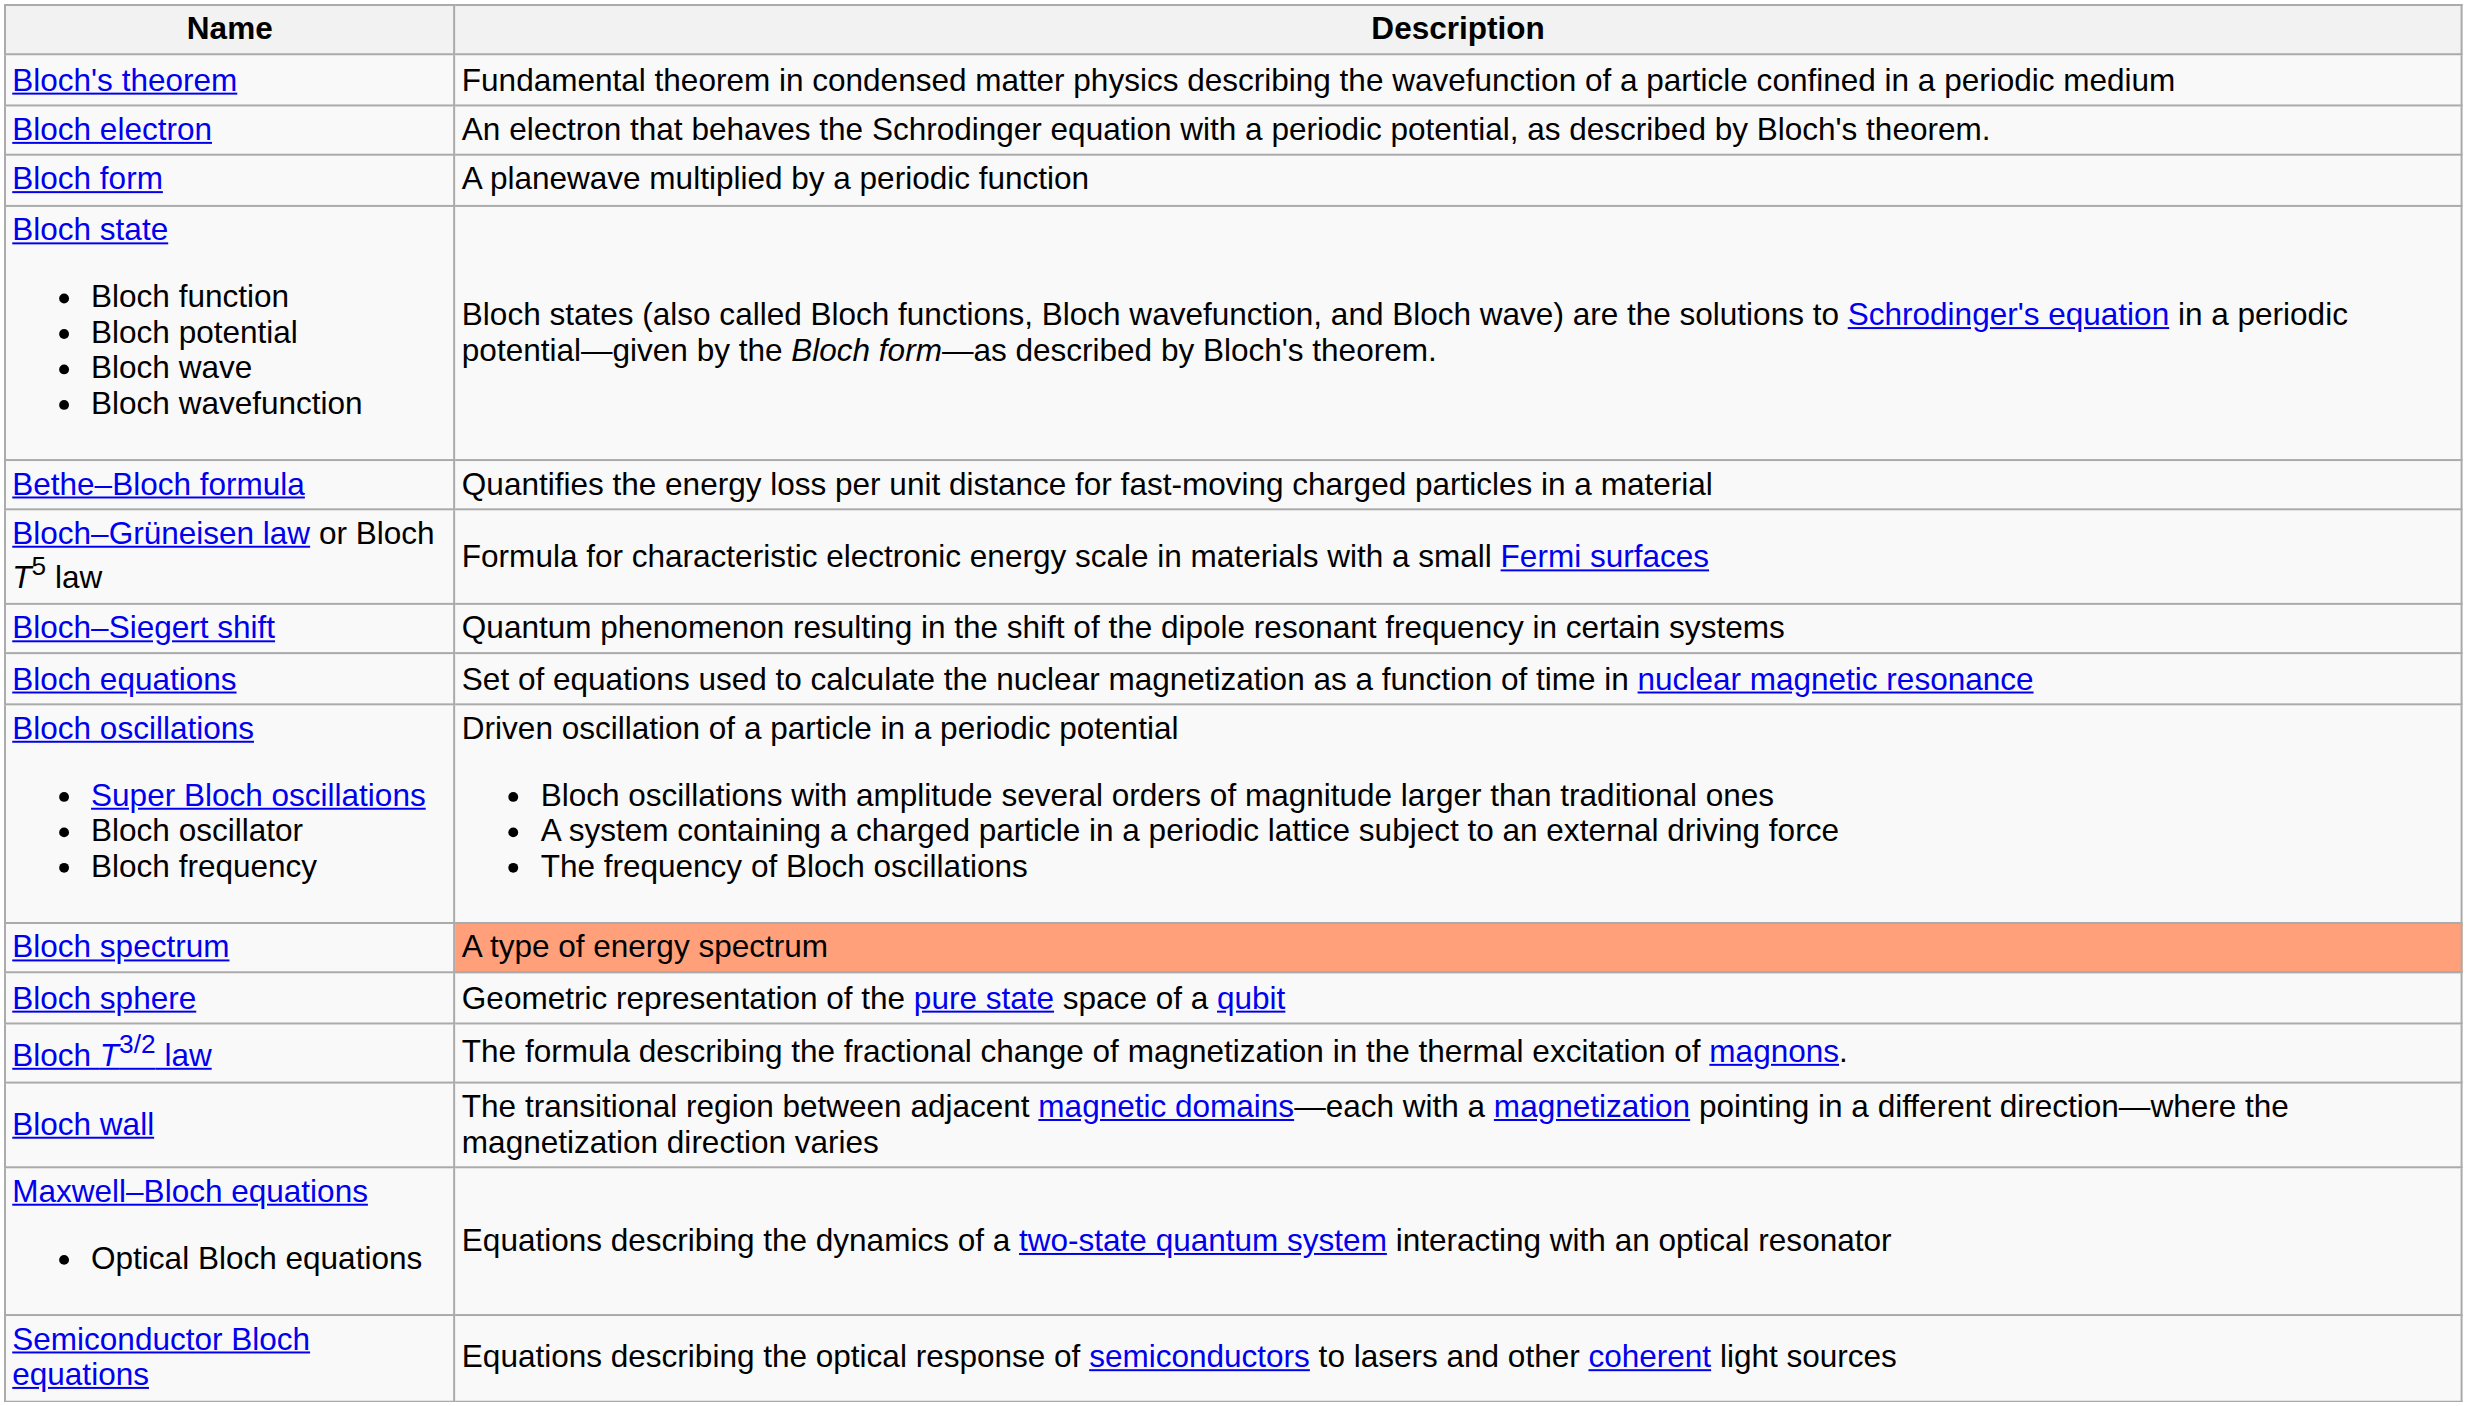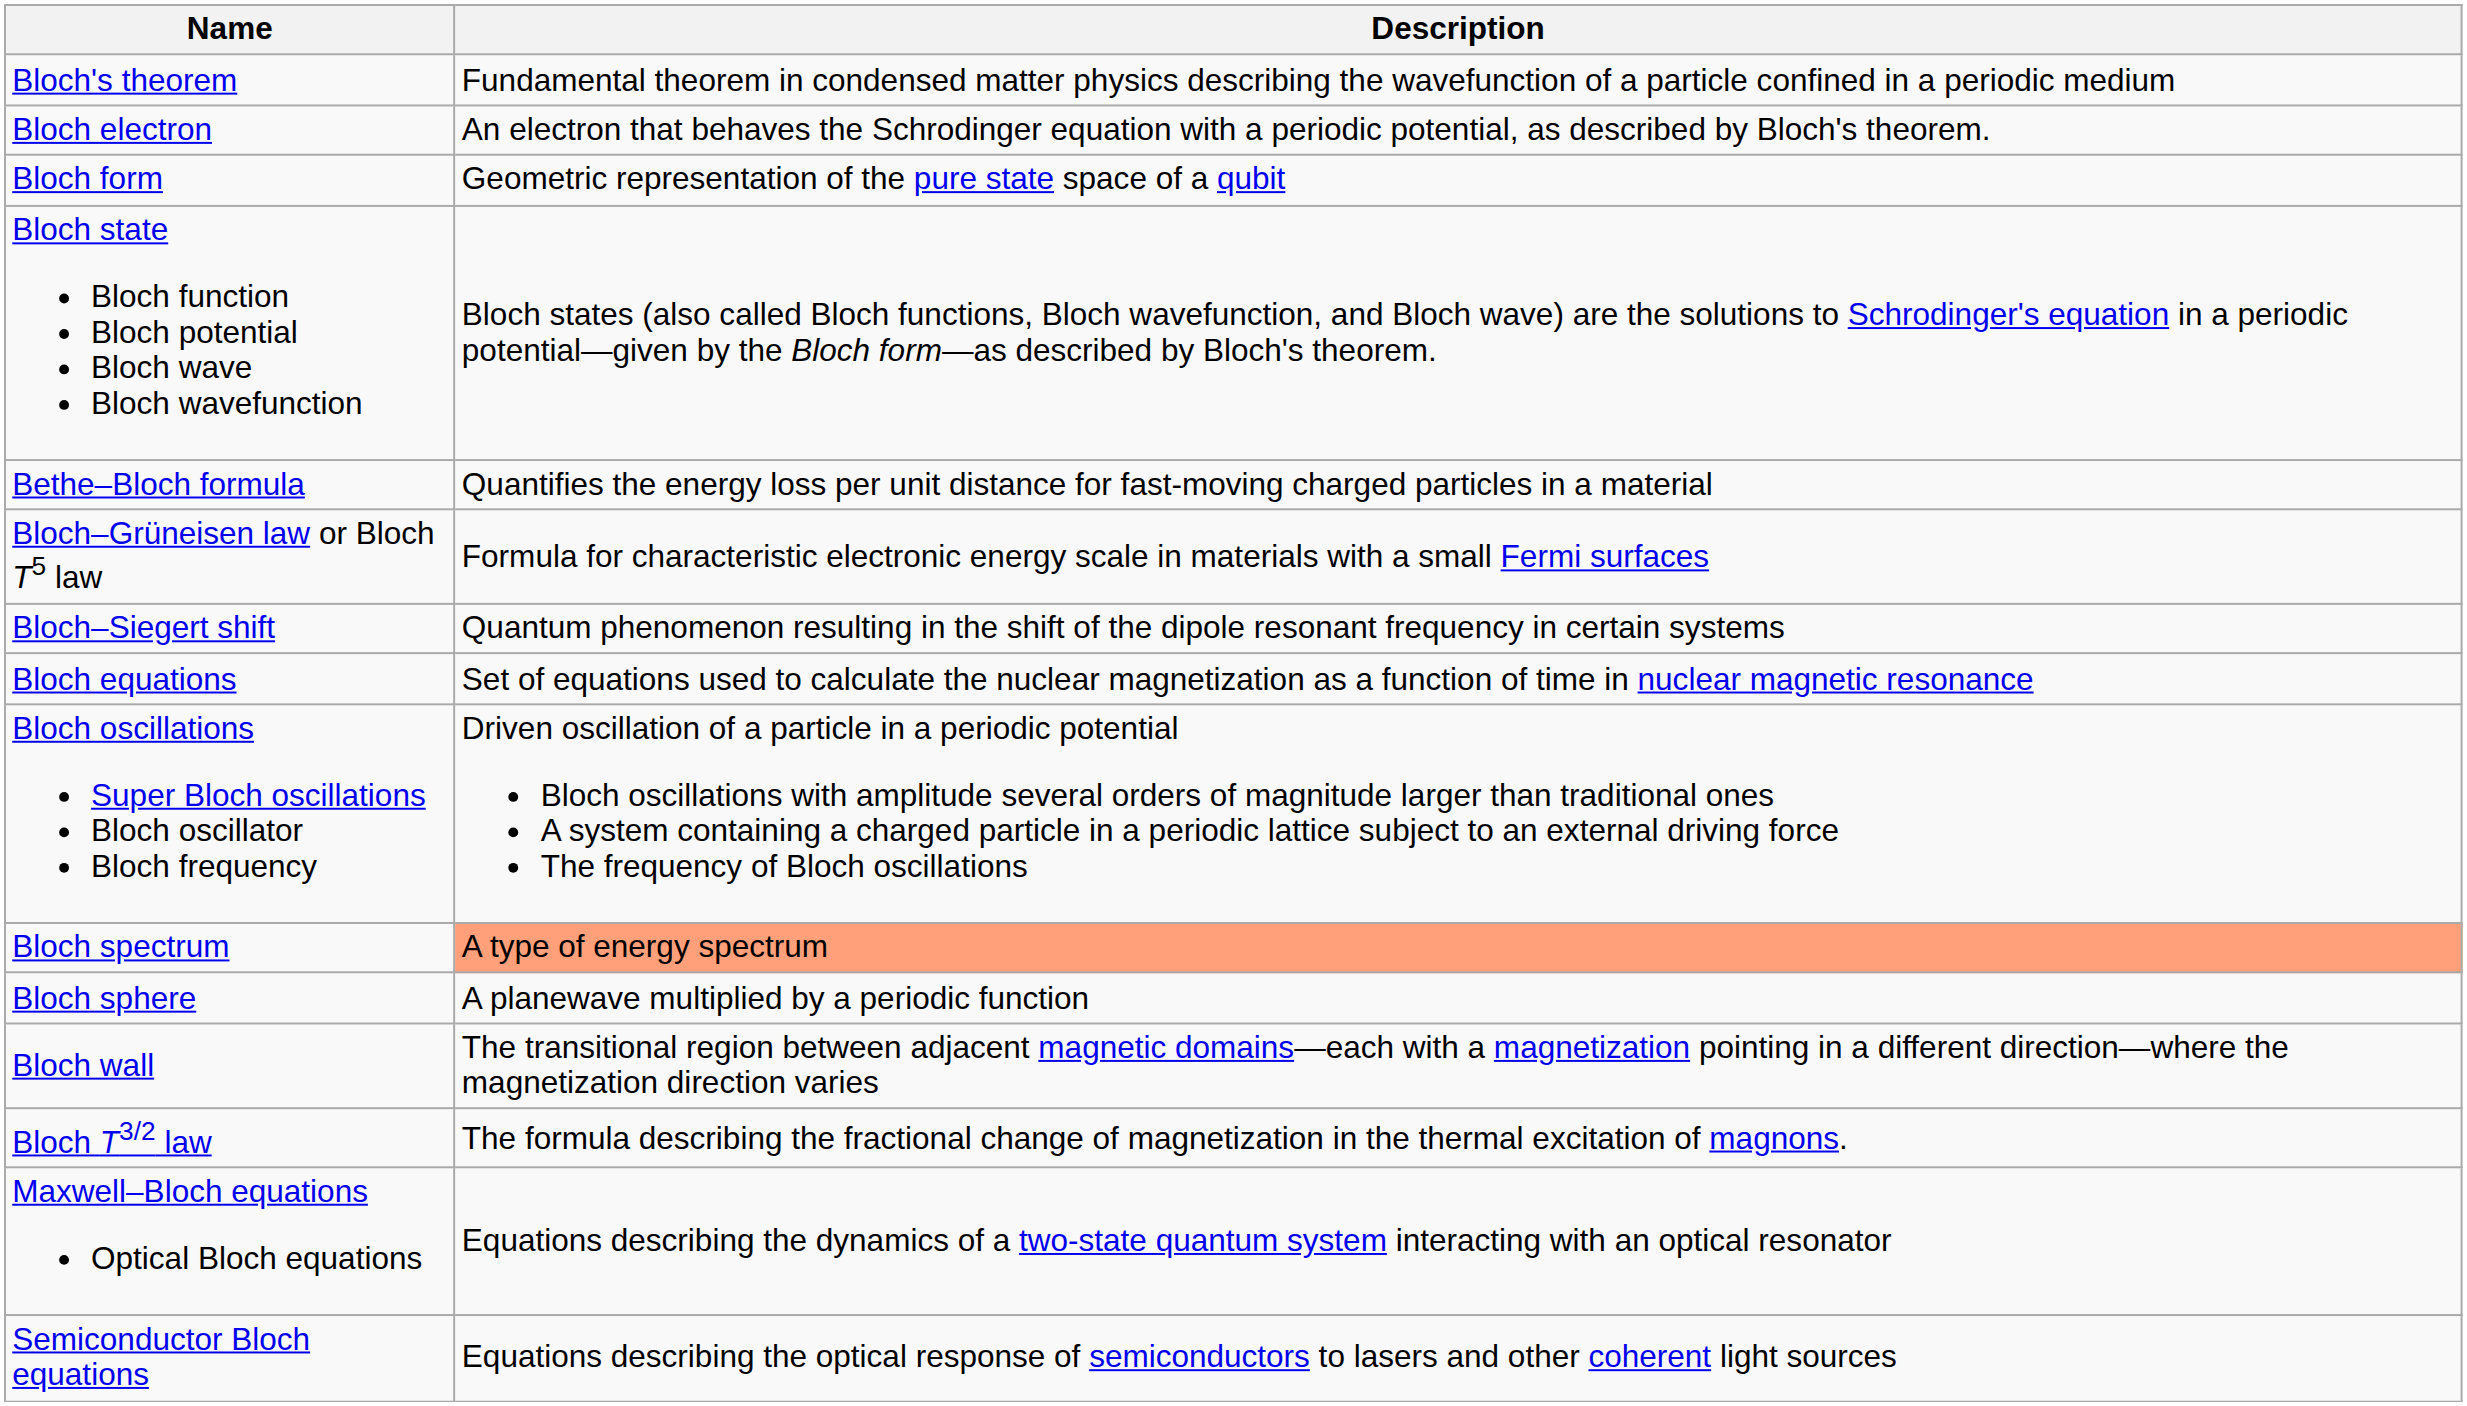(775, 179) A planewave multiplied by a periodic function -> (874, 179) Geometric representation of the pure state space of a qubit
(874, 997) Geometric representation of the pure state space of a qubit -> (775, 997) A planewave multiplied by a periodic function
rows swapped: (112, 1051) <-> (83, 1123)
